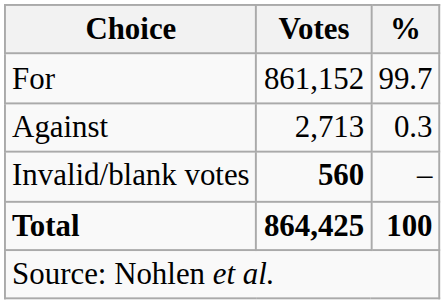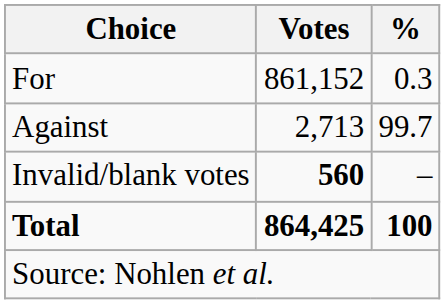(406, 77) 99.7 -> (413, 77) 0.3
(413, 126) 0.3 -> (406, 126) 99.7
